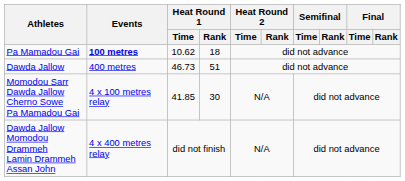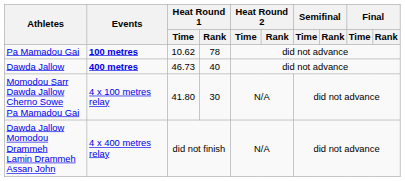(215, 52) 18 -> (215, 52) 78
(113, 67) normal -> (114, 67) bold
(215, 67) 51 -> (215, 67) 40
(183, 97) 41.85 -> (183, 97) 41.80
